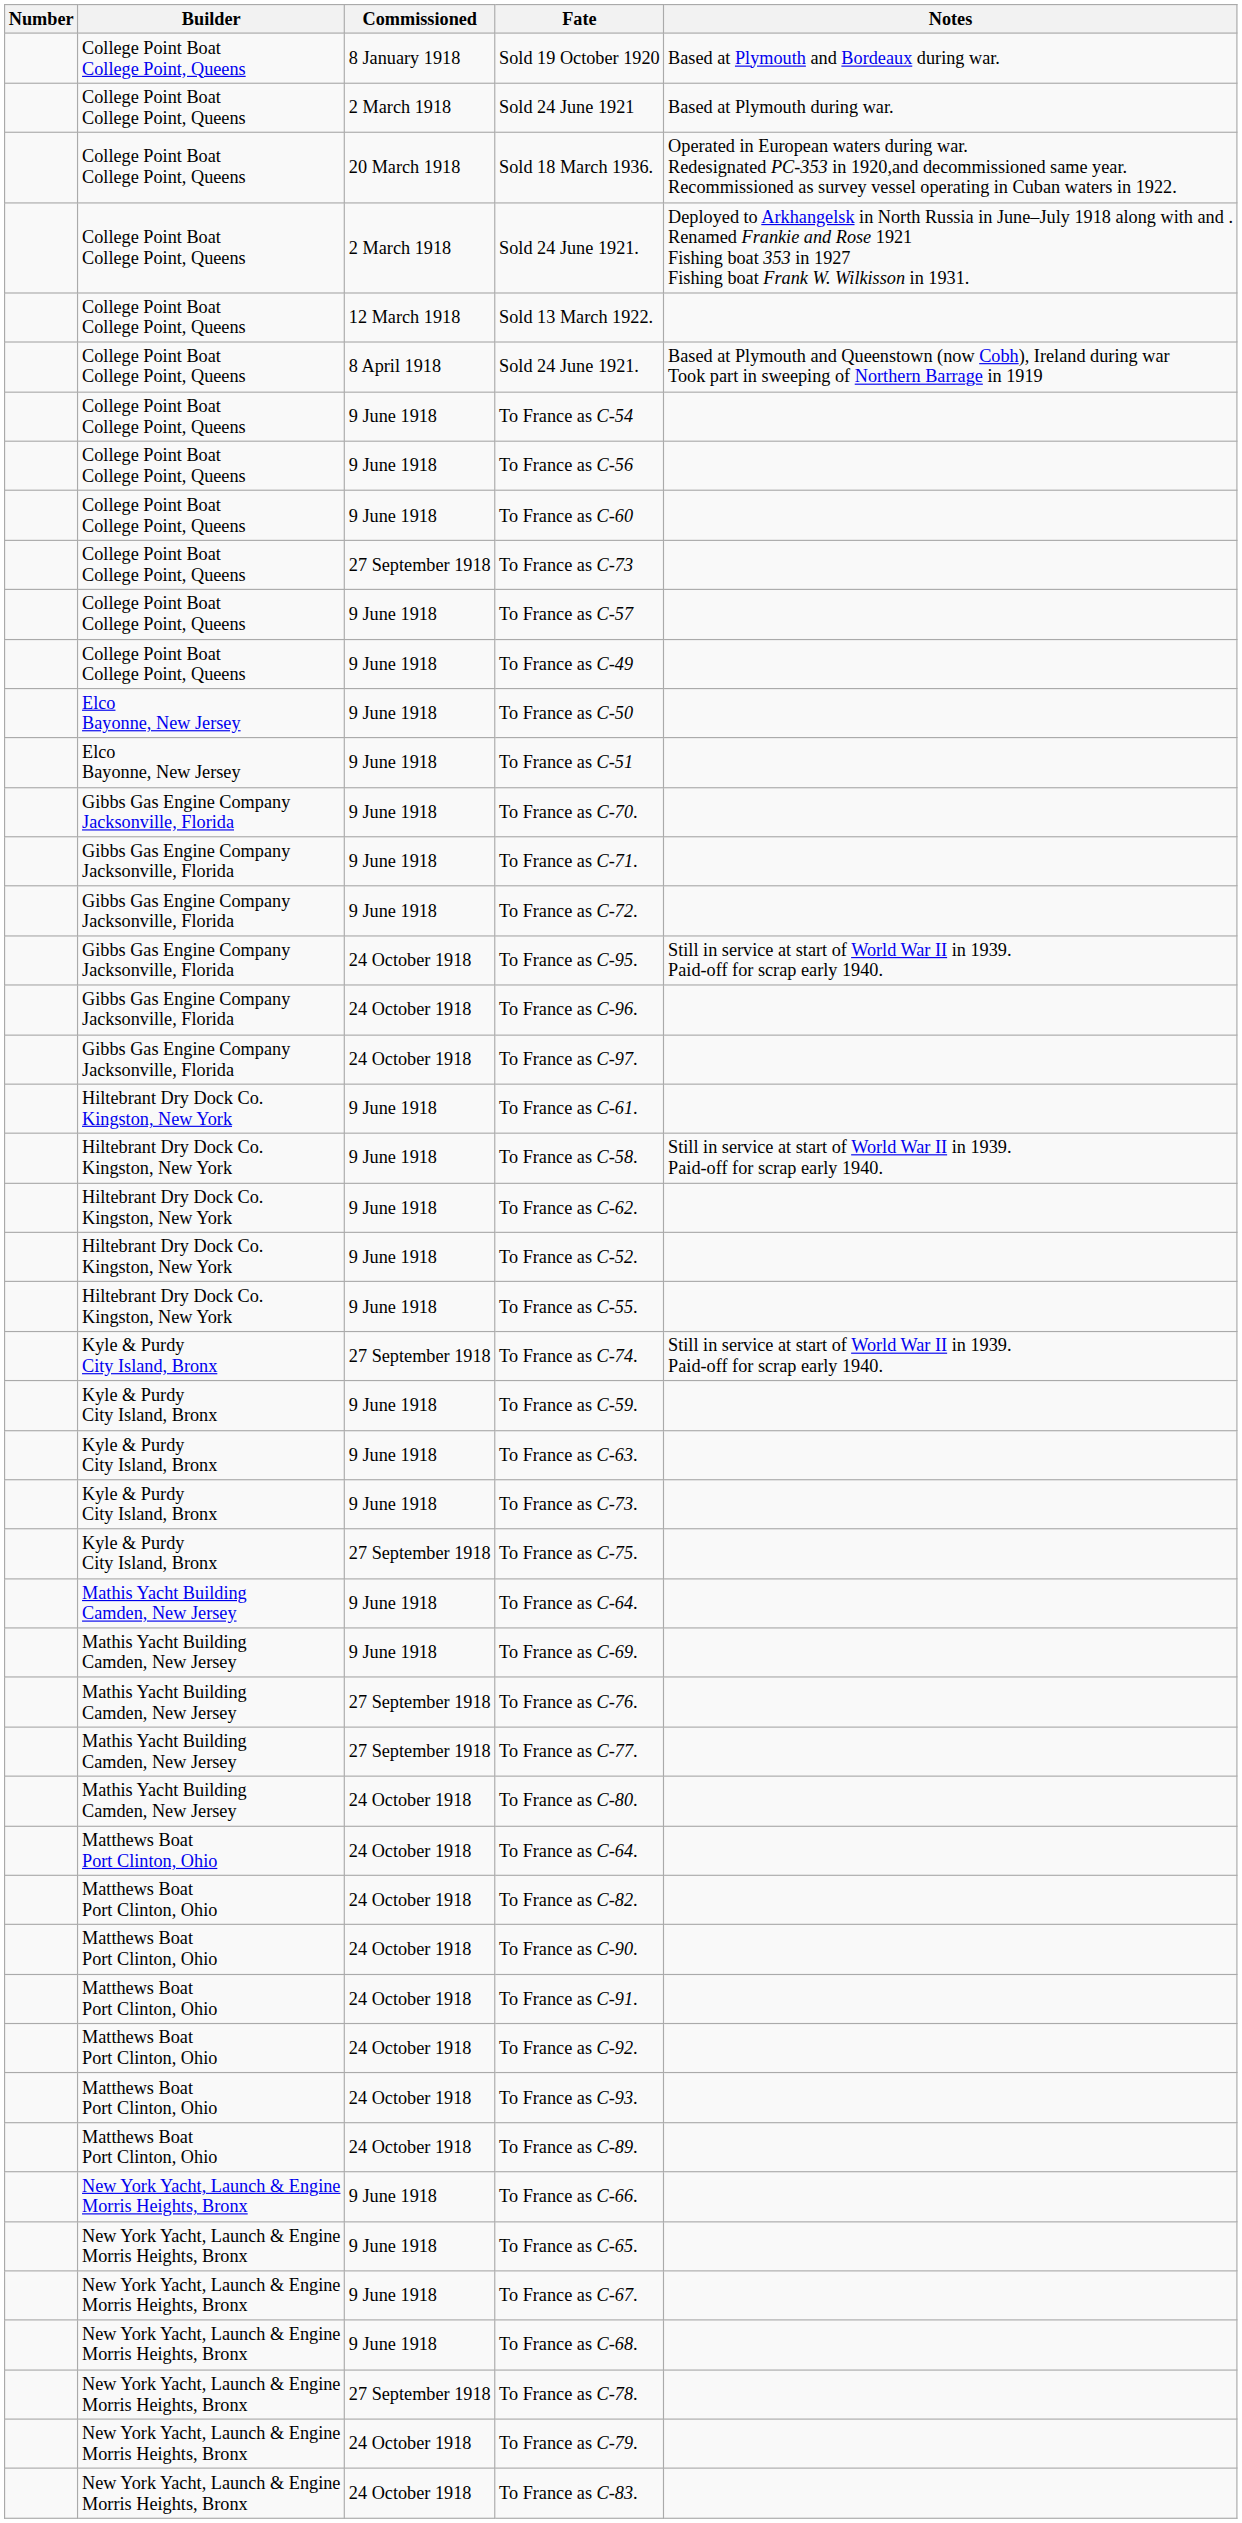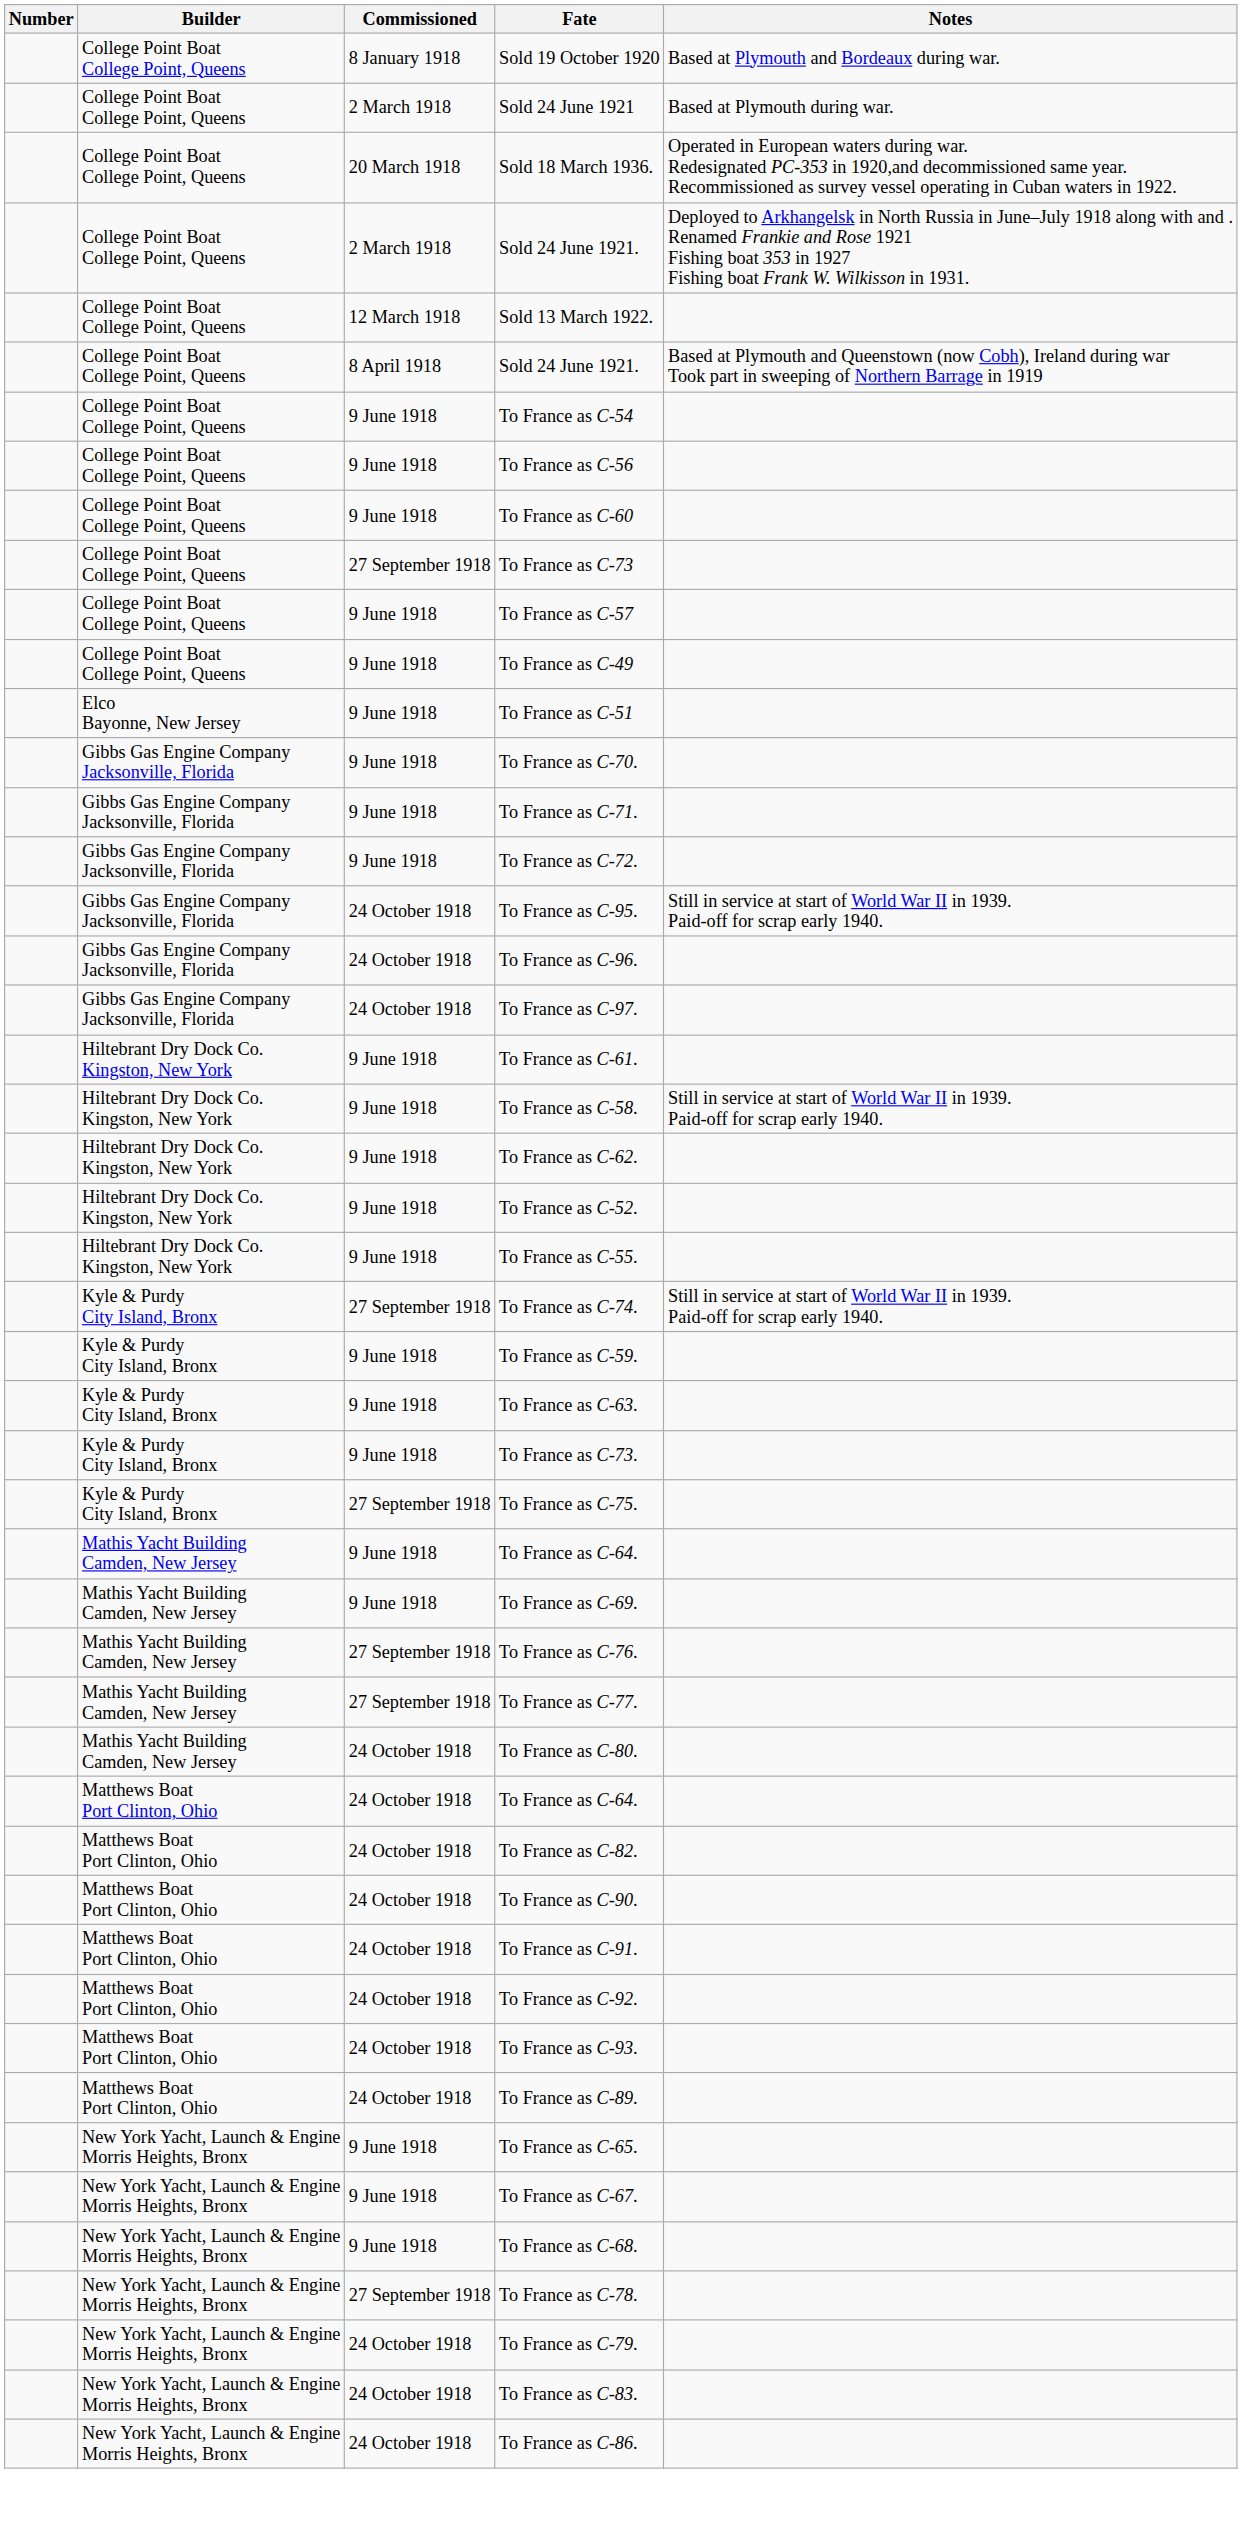- row: (393, 713)
- row: (393, 2196)
+ row: (410, 2443)
